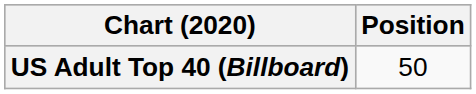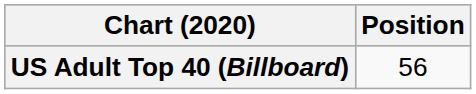(413, 66) 50 -> (413, 66) 56
